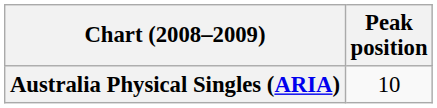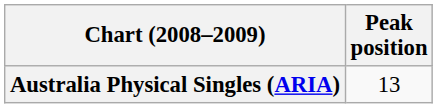(389, 84) 10 -> (389, 84) 13
